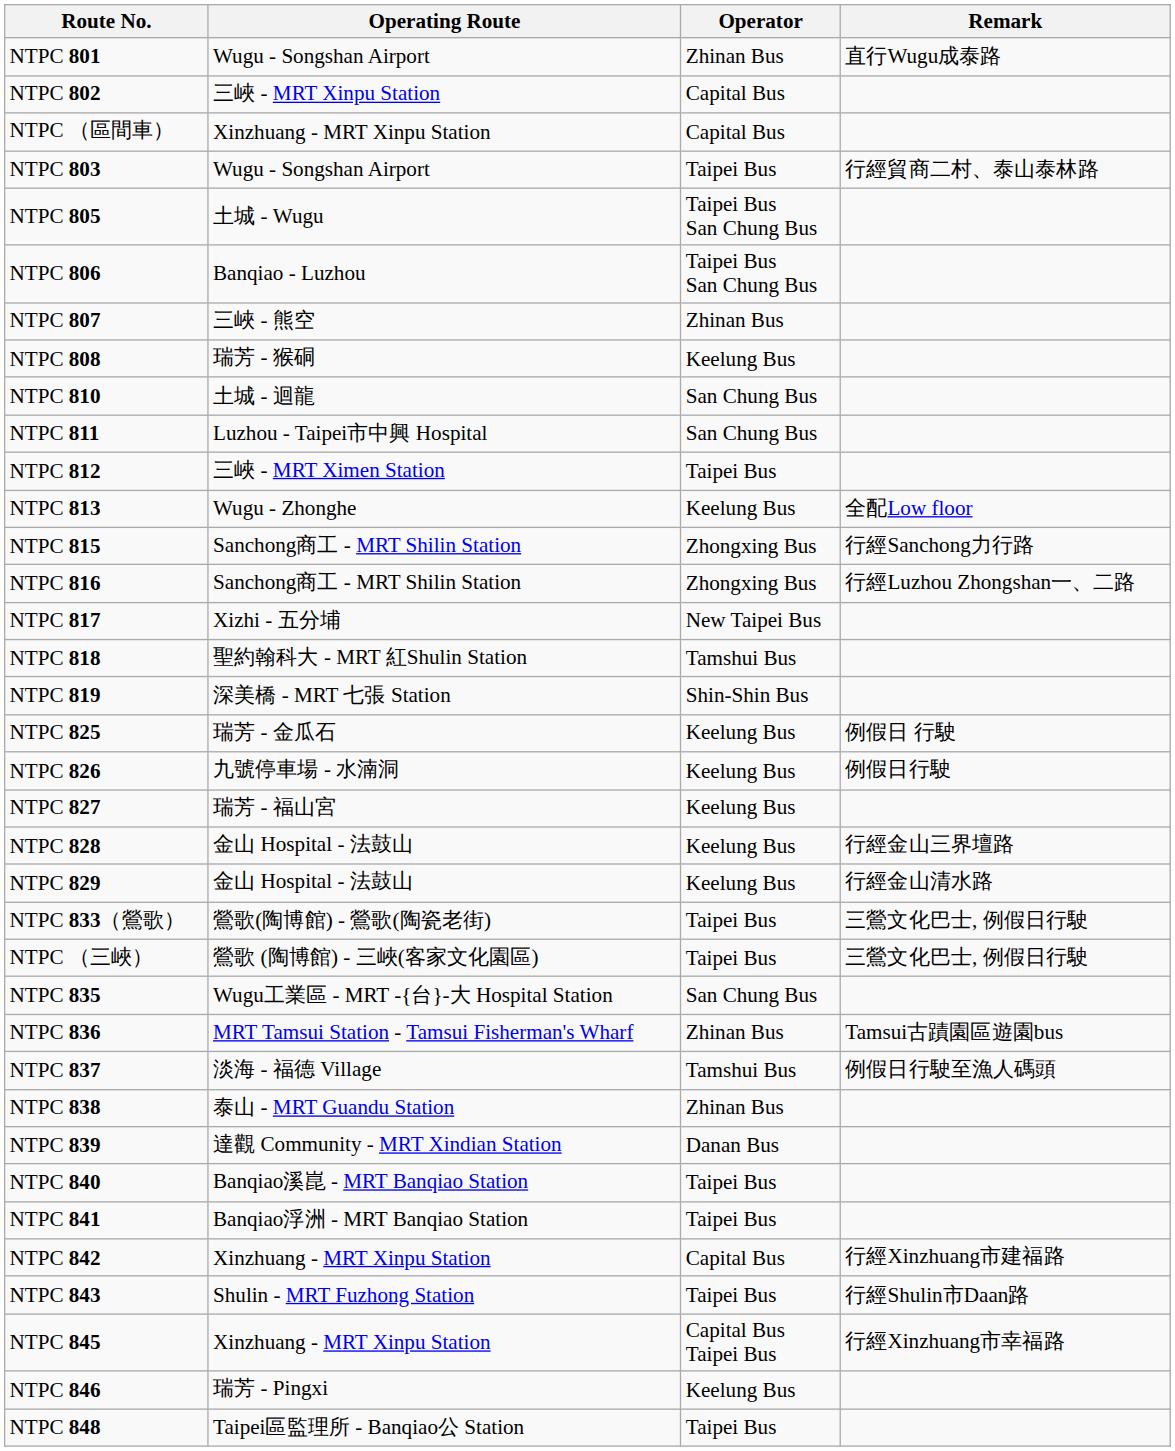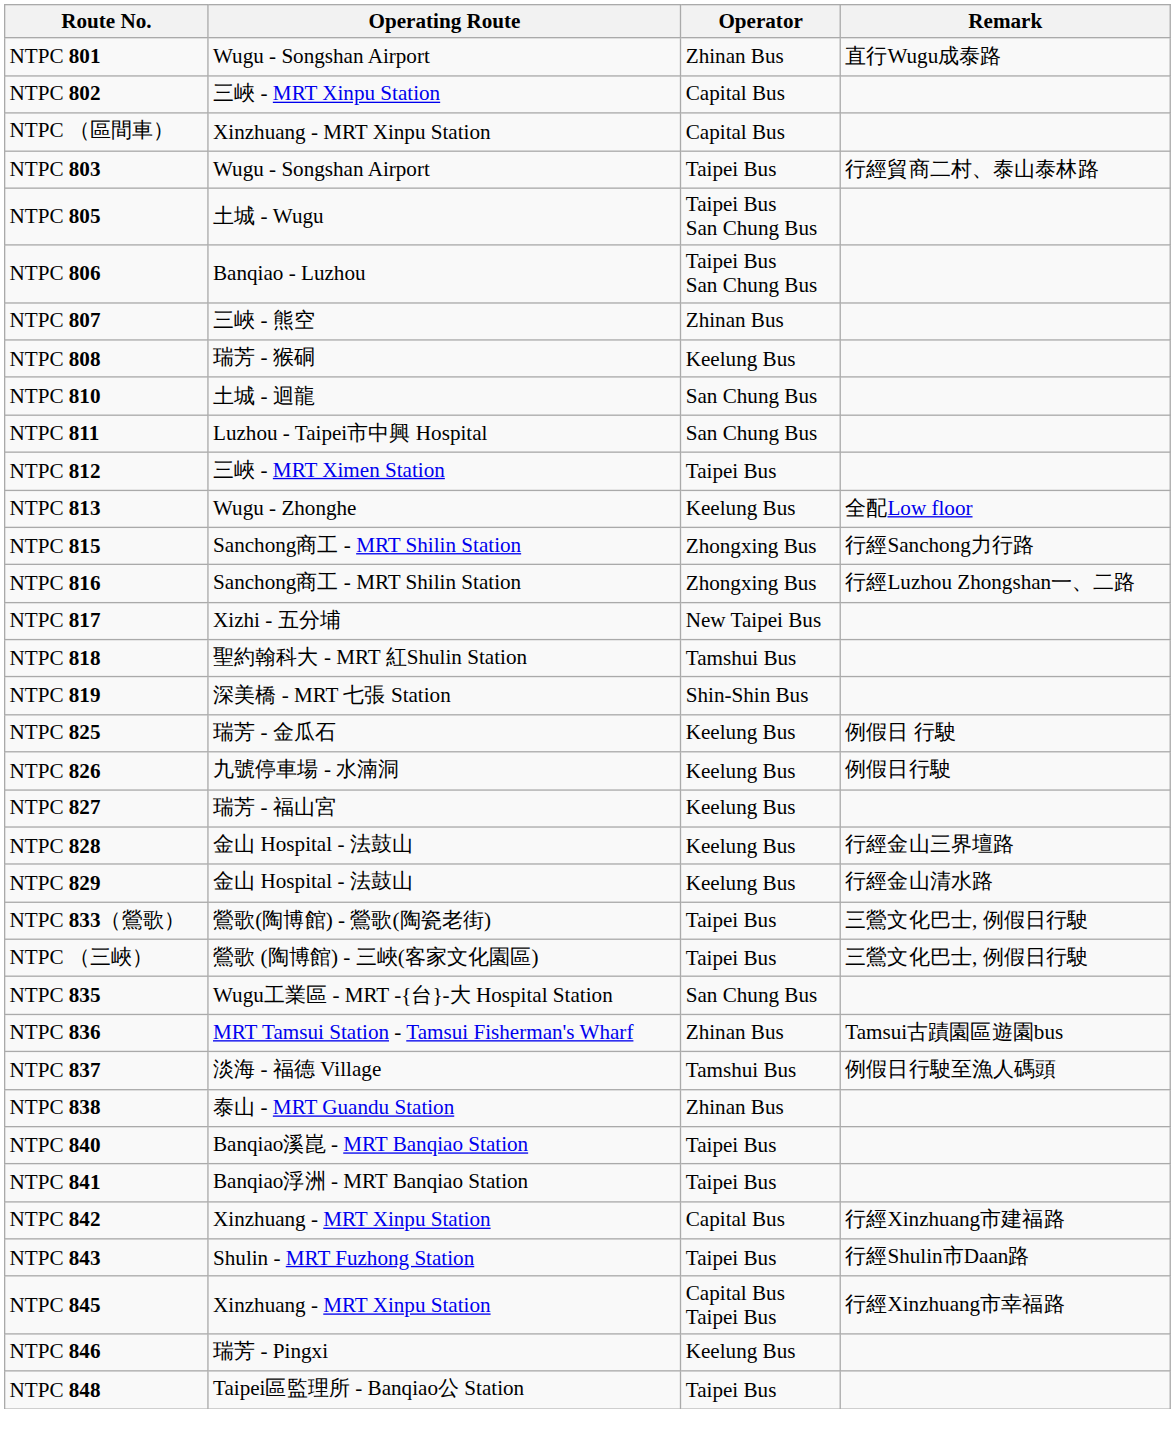- row: (55, 1145)
